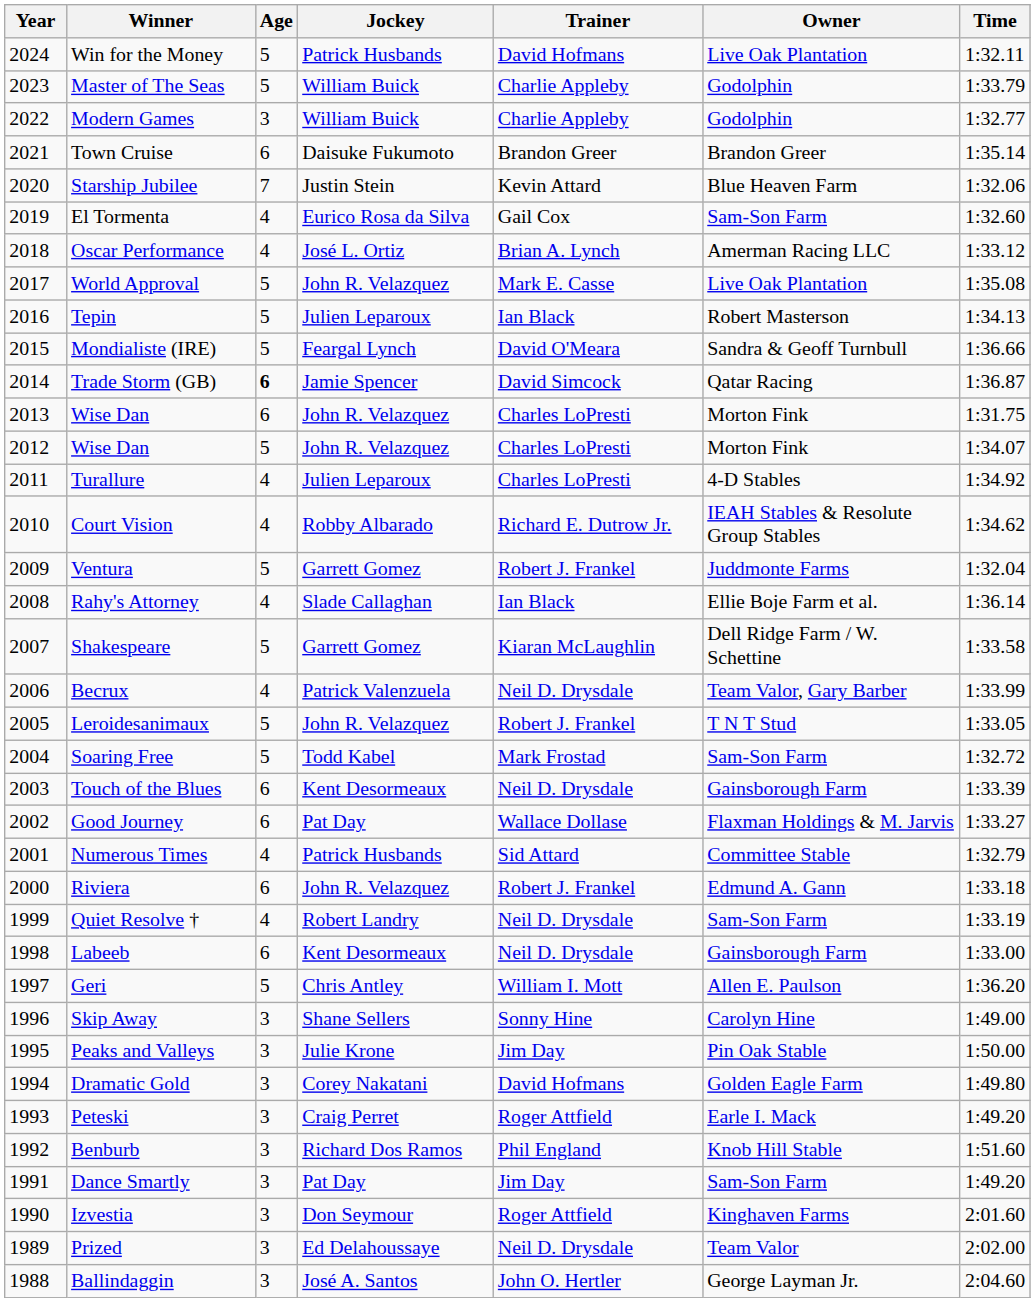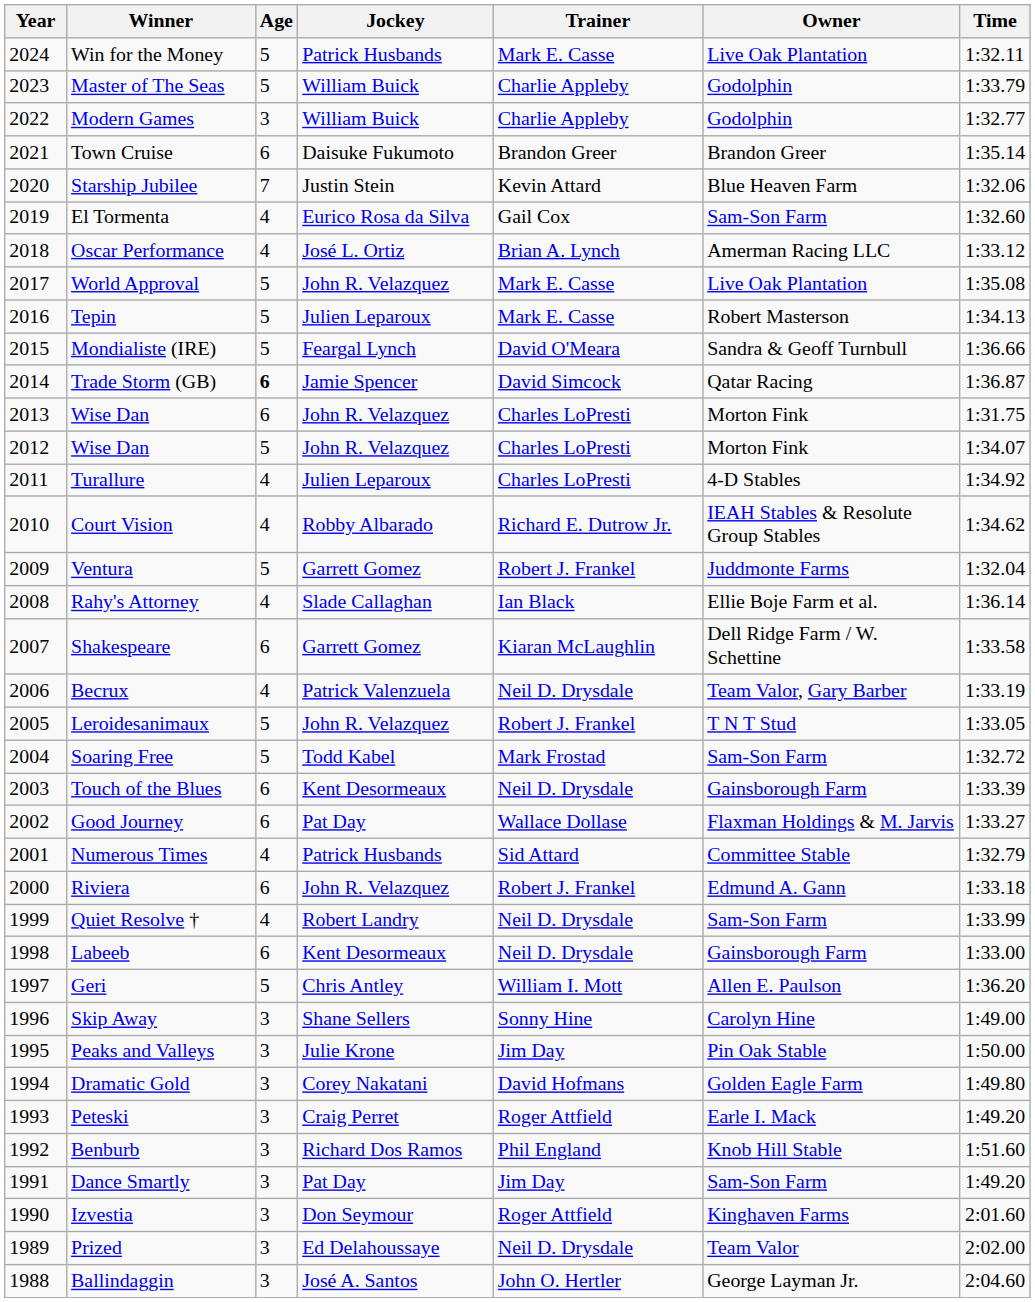(561, 54) David Hofmans -> (556, 54) Mark E. Casse
(536, 316) Ian Black -> (556, 316) Mark E. Casse
(265, 646) 5 -> (265, 646) 6
(995, 690) 1:33.99 -> (995, 690) 1:33.19
(995, 920) 1:33.19 -> (995, 920) 1:33.99
